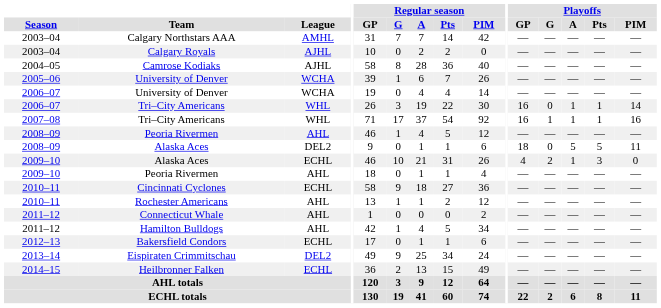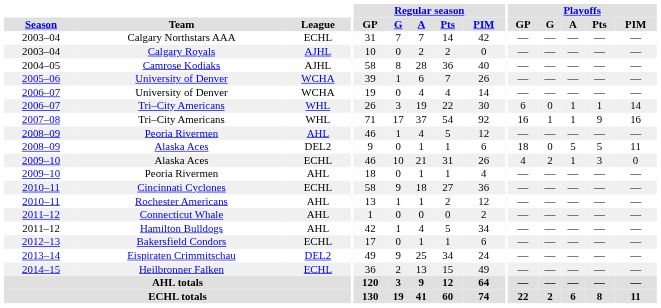(318, 38) AMHL -> (318, 38) ECHL
(523, 106) 16 -> (523, 106) 6
(599, 119) 1 -> (599, 119) 9
